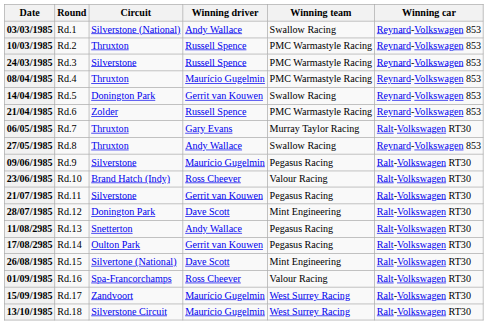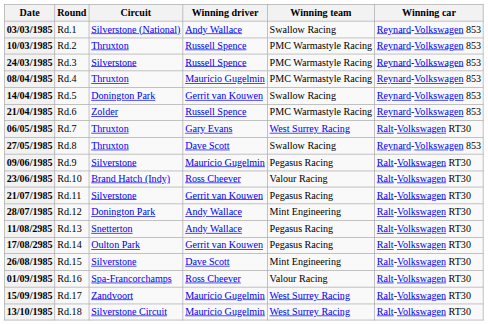(314, 129) Murray Taylor Racing -> (310, 129) West Surrey Racing
(214, 146) Andy Wallace -> (207, 146) Dave Scott
(207, 212) Dave Scott -> (214, 212) Andy Wallace
(134, 262) Silvertone (National) -> (114, 262) Silverstone
